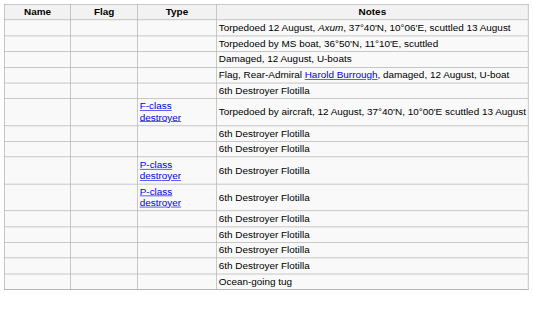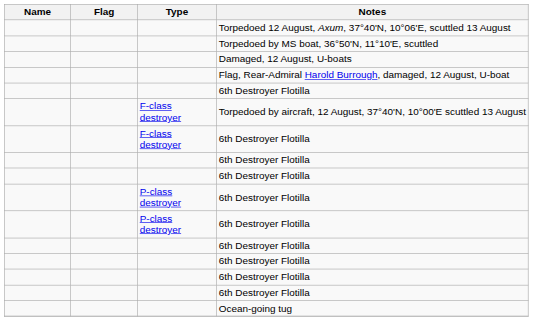+ row: (160, 139)
